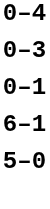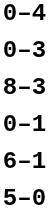+ row: (25, 88)
